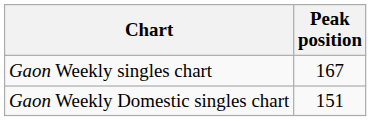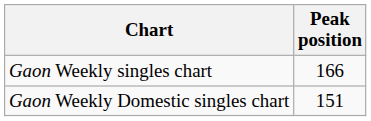(330, 70) 167 -> (330, 70) 166
